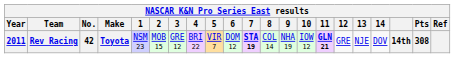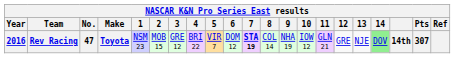(16, 41) 2011 -> (16, 41) 2016
(89, 41) 42 -> (89, 41) 47
(325, 41) bold -> (325, 41) normal
(380, 41) no background -> (380, 41) lightgreen background
(422, 41) 308 -> (422, 41) 307
